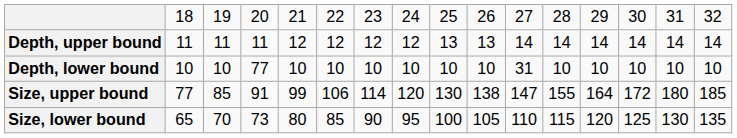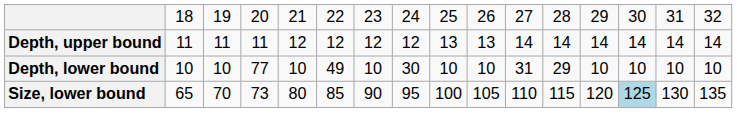(335, 68) 10 -> (335, 68) 49
(411, 68) 10 -> (411, 68) 30
(562, 68) 10 -> (562, 68) 29
- row: (78, 94)
(637, 119) no background -> (637, 94) lightblue background
